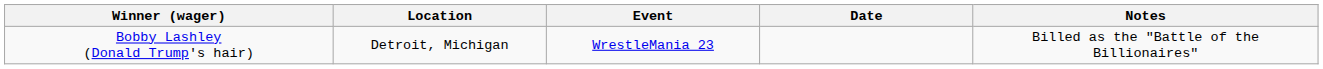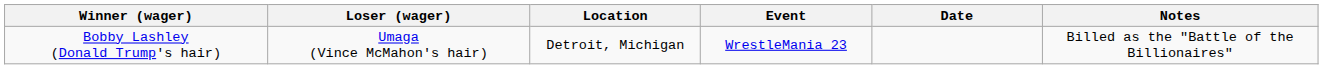+ column: (399, 16)
